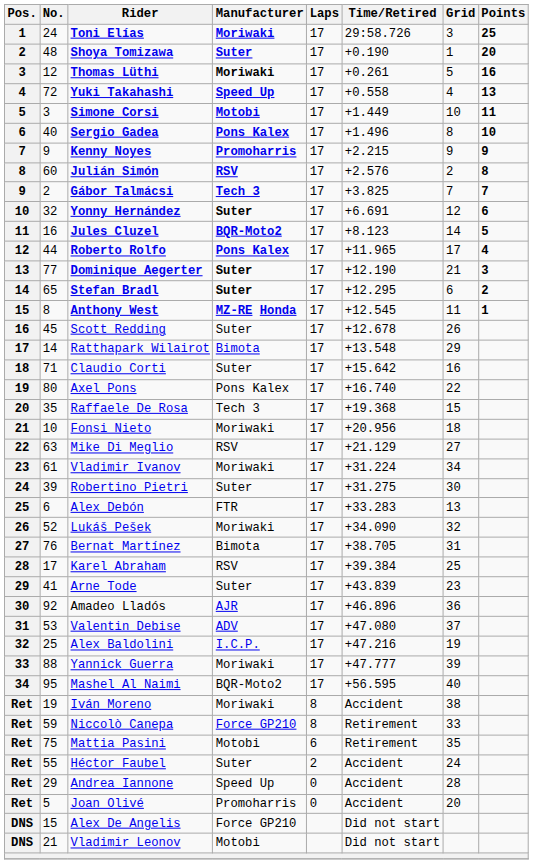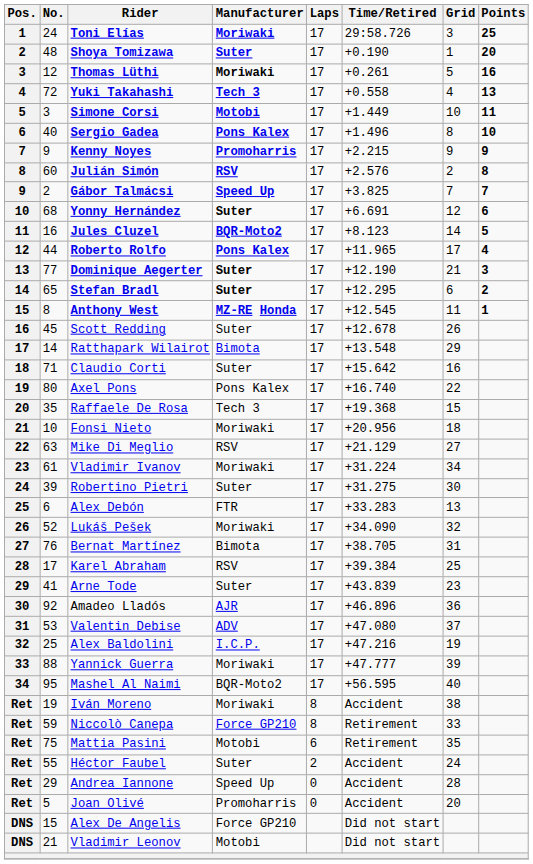(245, 94) Speed Up -> (238, 94) Tech 3
(238, 192) Tech 3 -> (245, 192) Speed Up
(50, 212) 32 -> (50, 212) 68
